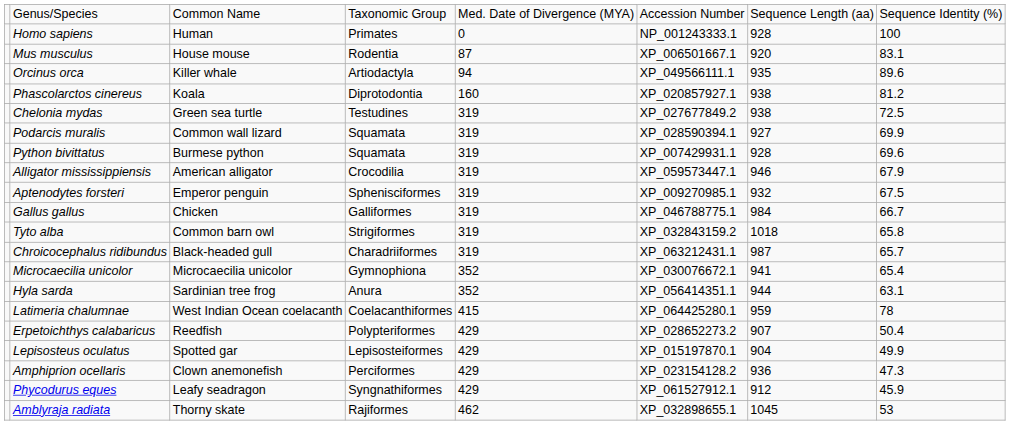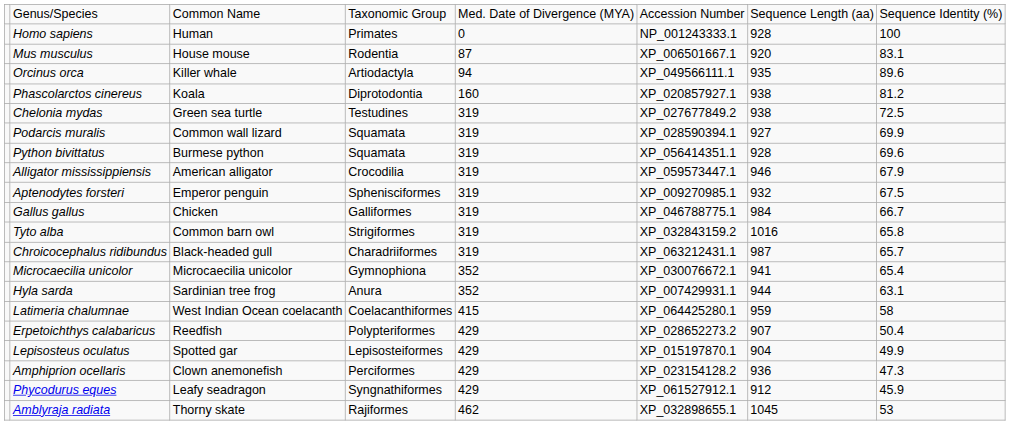(688, 152) XP_007429931.1 -> (688, 152) XP_056414351.1
(764, 232) 1018 -> (764, 232) 1016
(688, 291) XP_056414351.1 -> (688, 291) XP_007429931.1
(886, 311) 78 -> (886, 311) 58
